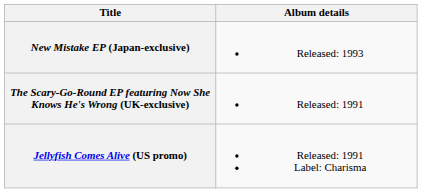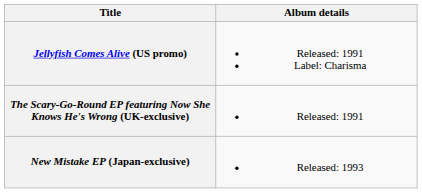rows swapped: (110, 156) <-> (110, 47)
